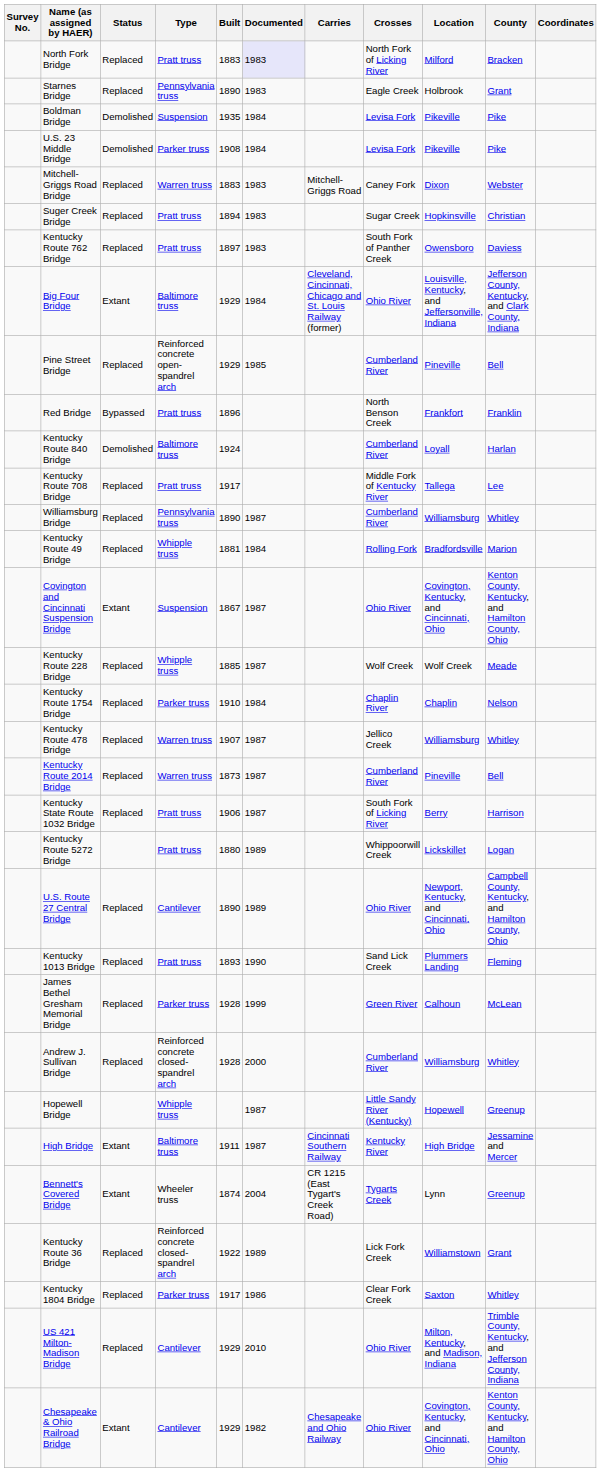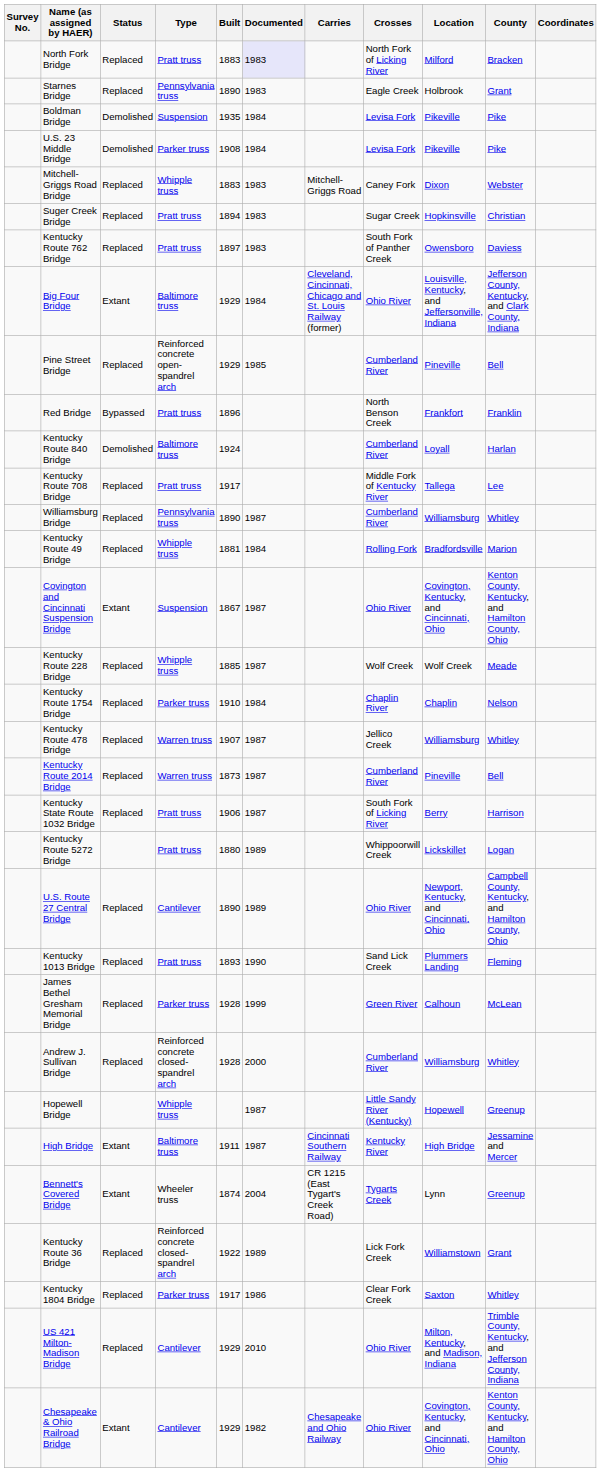(185, 185) Warren truss -> (175, 185) Whipple truss
